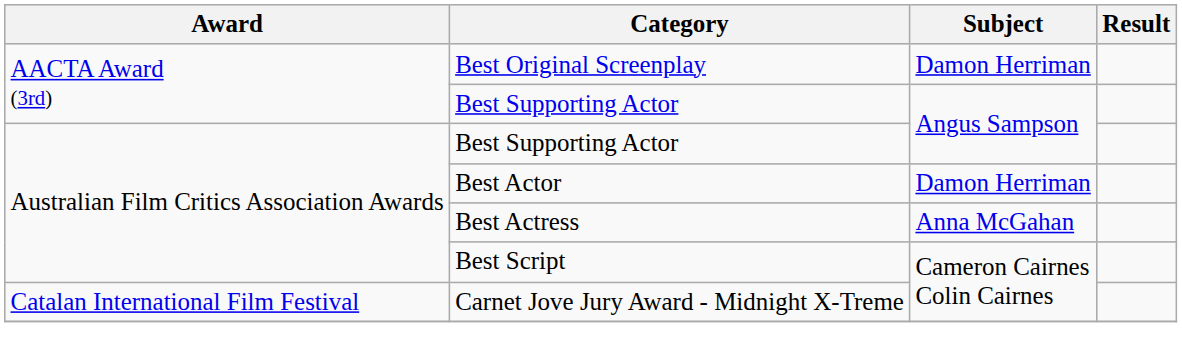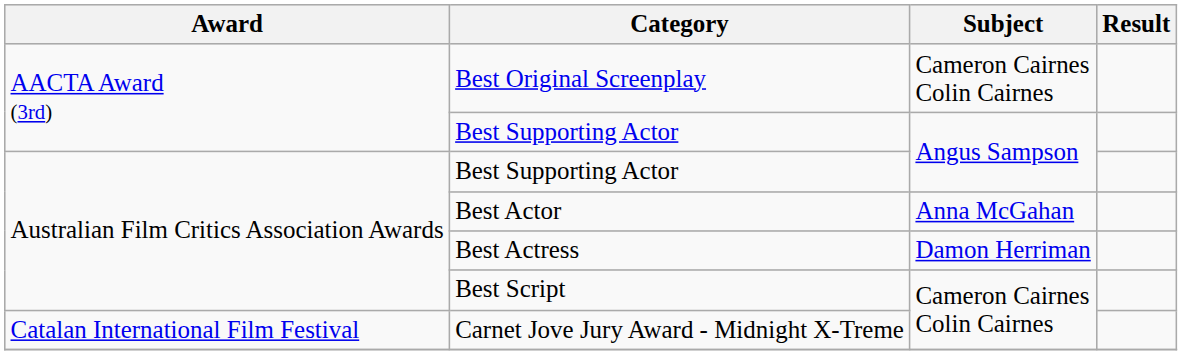(1003, 63) Damon Herriman -> (1002, 77) Cameron Cairnes Colin Cairnes
(1003, 182) Damon Herriman -> (995, 210) Anna McGahan
(995, 222) Anna McGahan -> (1003, 250) Damon Herriman
